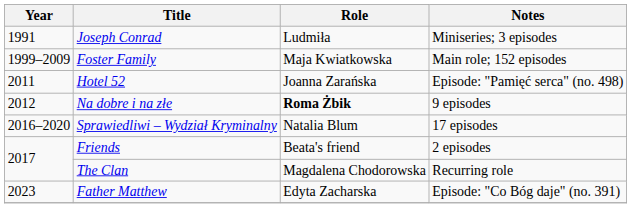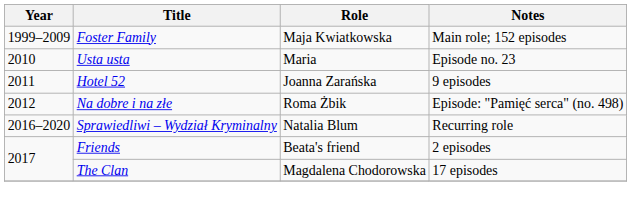- row: (119, 37)
+ row: (103, 59)
(528, 81) Episode: "Pamięć serca" (no. 498) -> (462, 81) 9 episodes
(317, 103) bold -> (315, 103) normal
(462, 103) 9 episodes -> (528, 103) Episode: "Pamięć serca" (no. 498)
(465, 125) 17 episodes -> (473, 125) Recurring role
(473, 170) Recurring role -> (465, 170) 17 episodes
- row: (122, 192)
